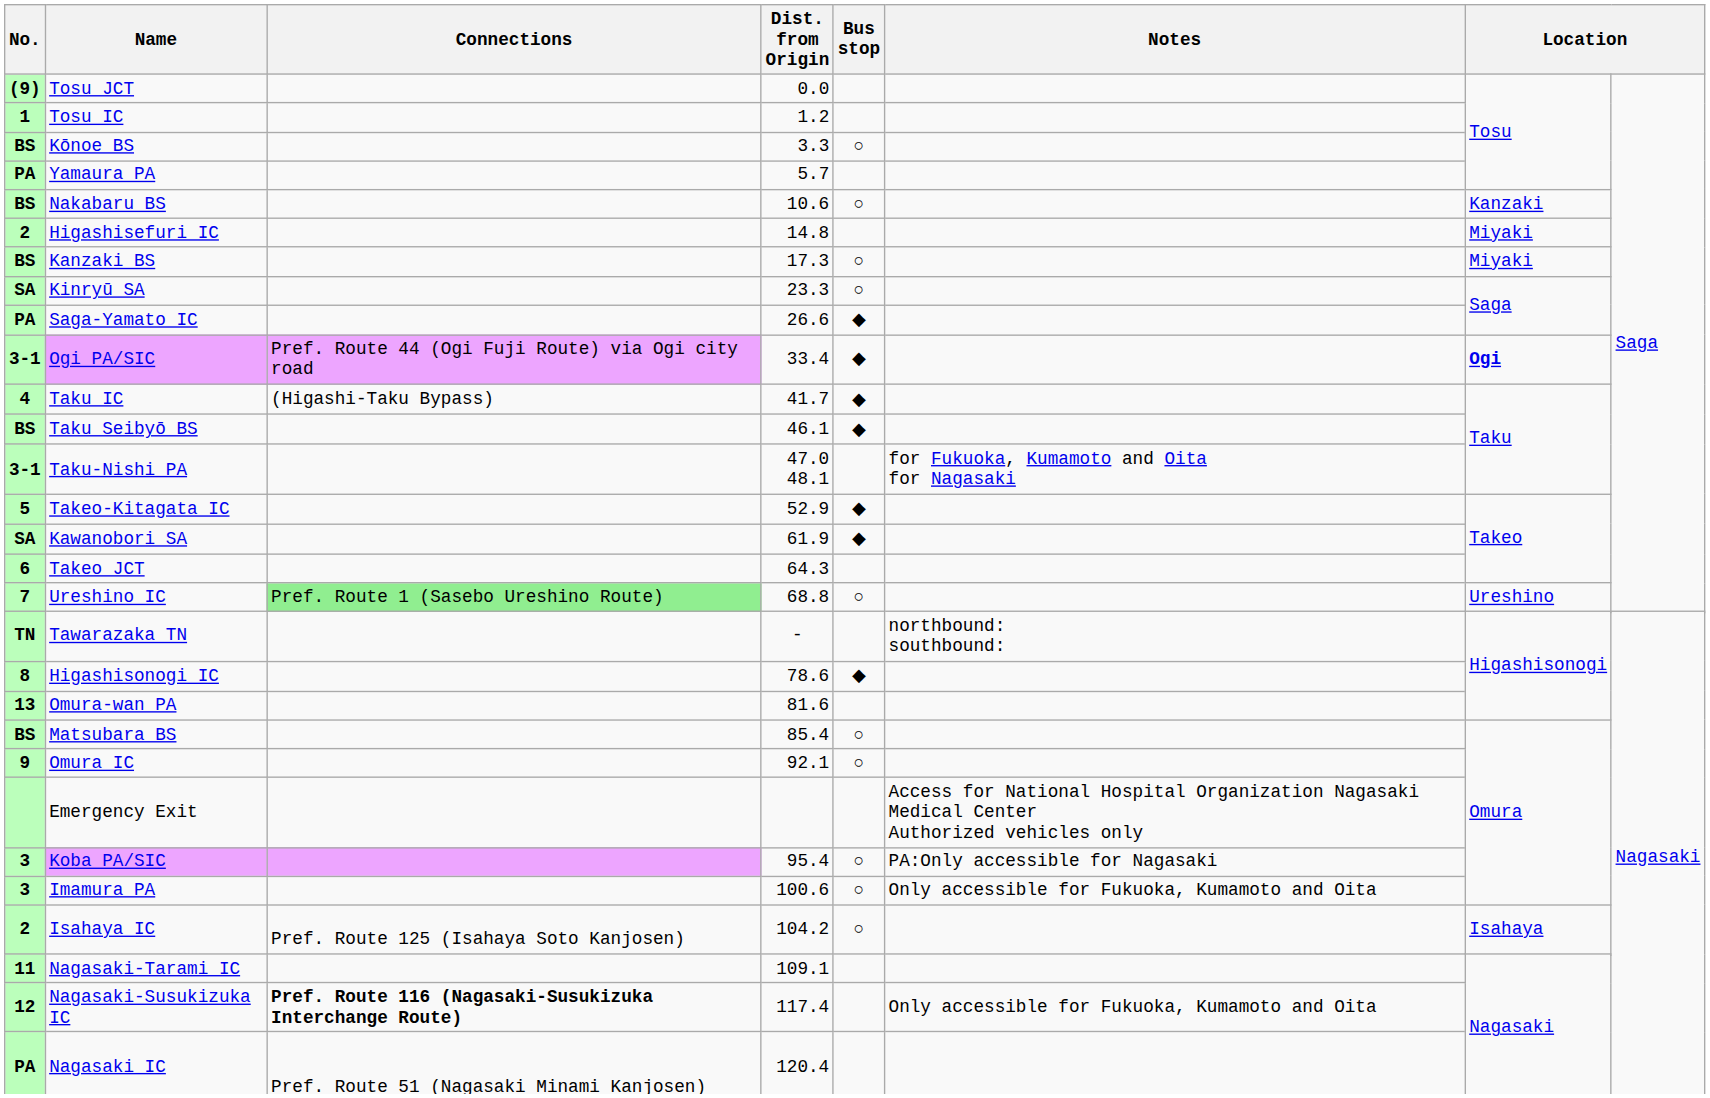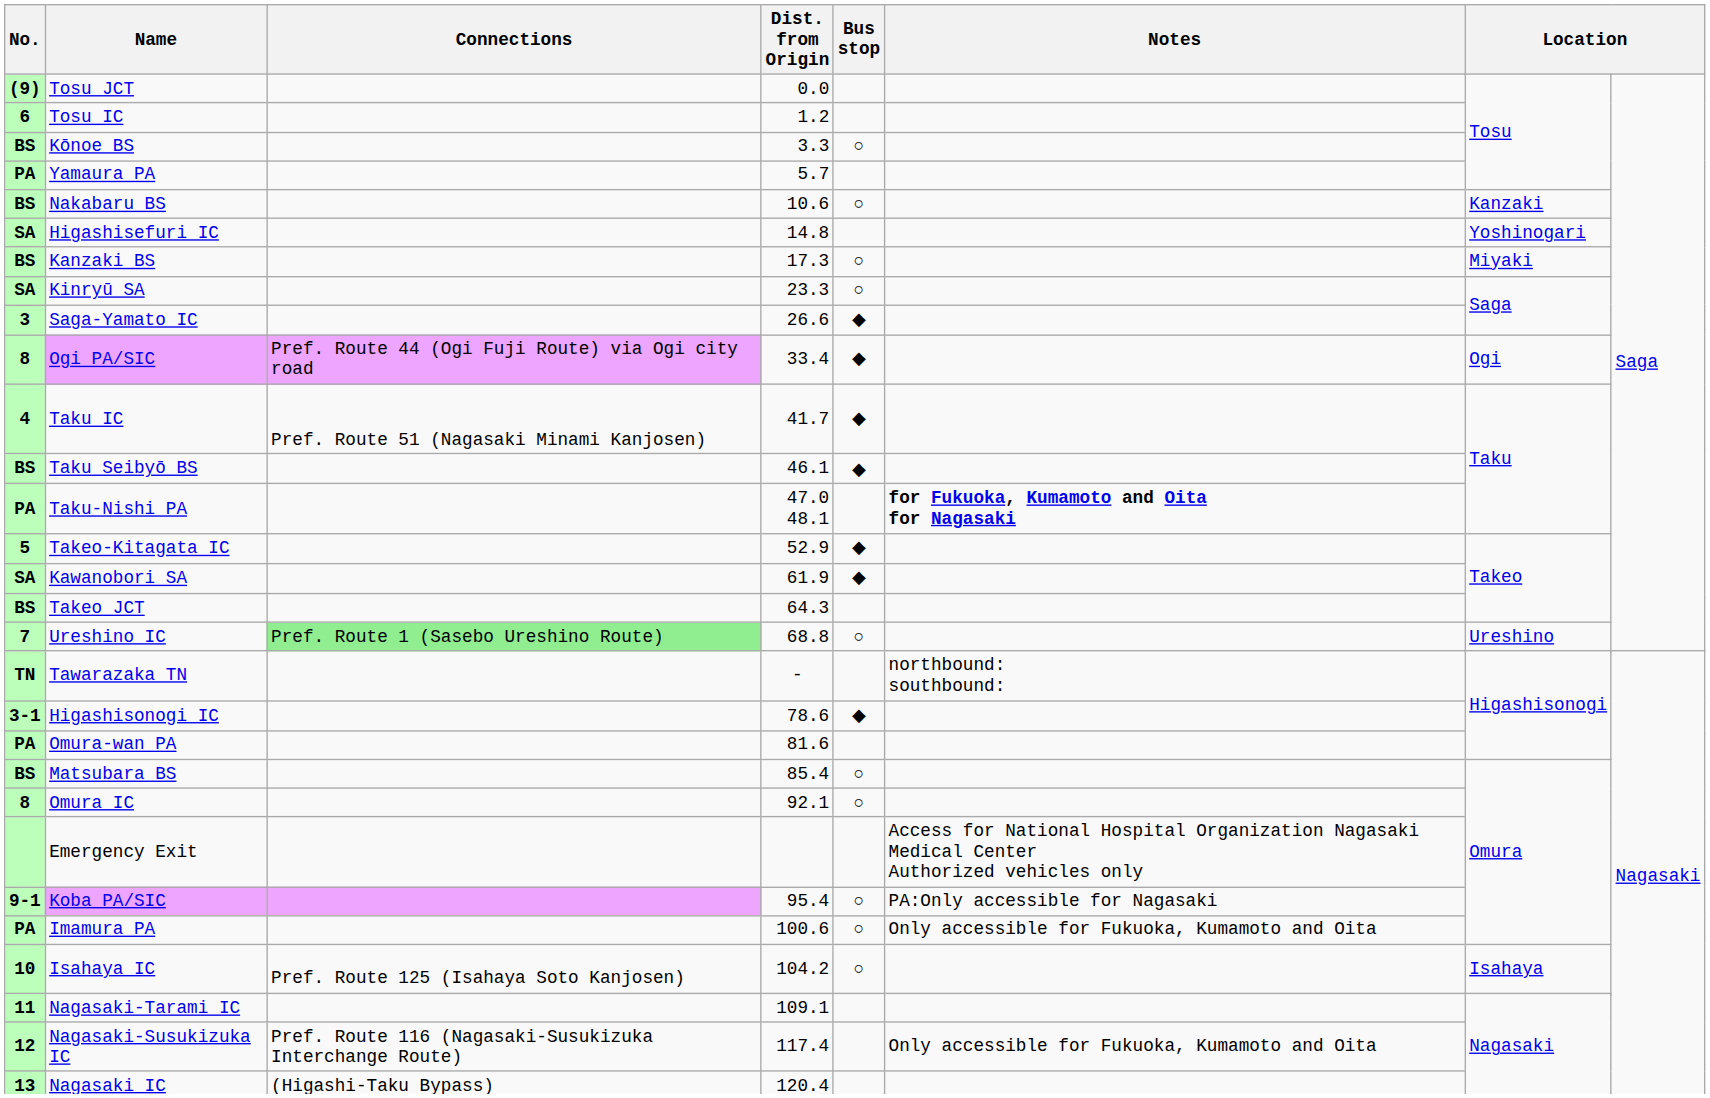(25, 118) 1 -> (25, 118) 6
(25, 233) 2 -> (25, 233) SA
(1501, 233) Miyaki -> (1528, 233) Yoshinogari
(25, 320) PA -> (25, 320) 3
(25, 360) 3-1 -> (25, 360) 8
(1485, 360) bold -> (1485, 360) normal
(382, 399) (Higashi-Taku Bypass) -> (489, 439) Pref. Route 51 (Nagasaki Minami Kanjosen)
(25, 469) 3-1 -> (25, 509) PA
(1048, 469) normal -> (1048, 509) bold
(25, 569) 6 -> (25, 608) BS
(25, 676) 8 -> (25, 715) 3-1
(25, 706) 13 -> (25, 745) PA
(25, 763) 9 -> (25, 803) 8
(25, 862) 3 -> (25, 901) 9-1
(25, 890) 3 -> (25, 930) PA
(25, 929) 2 -> (25, 969) 10
(462, 1007) bold -> (462, 1047) normal
(25, 1067) PA -> (25, 1086) 13
(489, 1087) Pref. Route 51 (Nagasaki Minami Kanjosen) -> (382, 1086) (Higashi-Taku Bypass)
